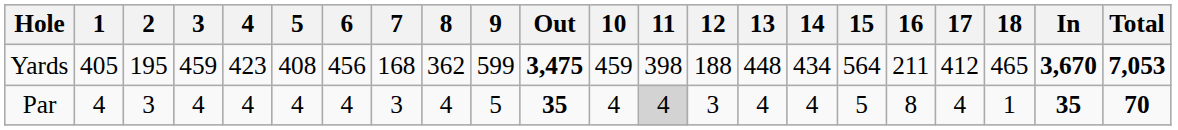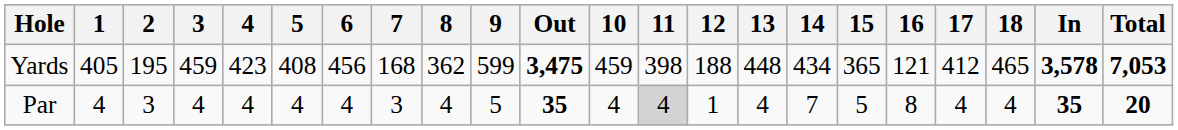(862, 64) 564 -> (862, 64) 365
(911, 64) 211 -> (911, 64) 121
(1068, 64) 3,670 -> (1069, 64) 3,578
(713, 104) 3 -> (713, 104) 1
(812, 104) 4 -> (812, 104) 7
(1009, 104) 1 -> (1010, 104) 4
(1137, 104) 70 -> (1138, 104) 20
